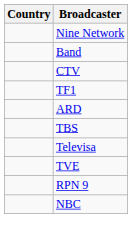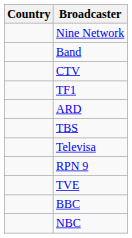rows swapped: (72, 185) <-> (68, 166)
+ row: (68, 204)
